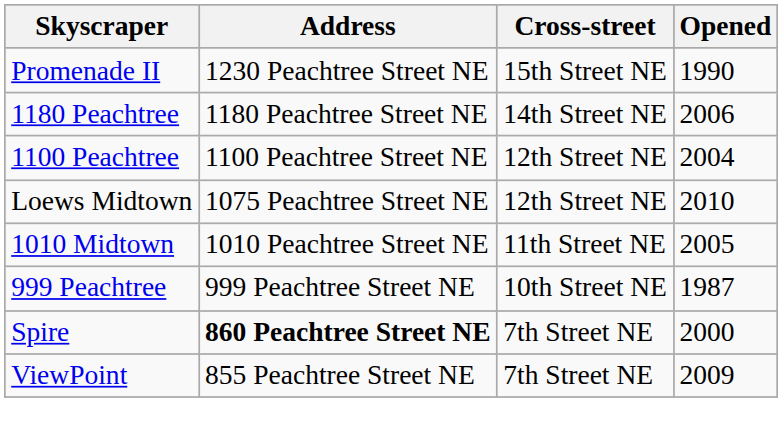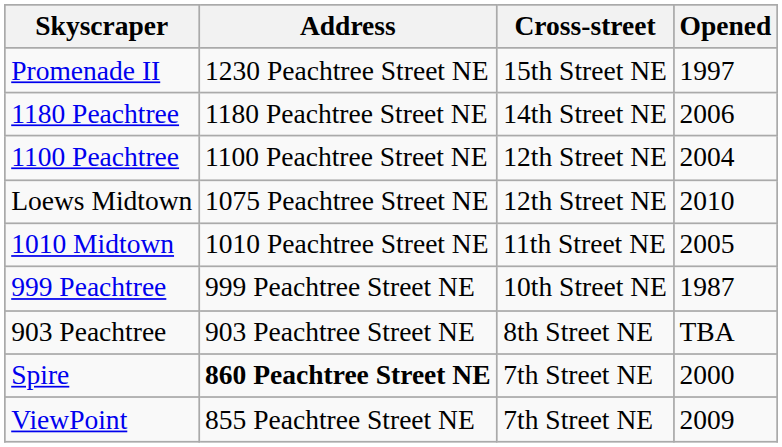(707, 69) 1990 -> (707, 69) 1997
+ row: (89, 331)
